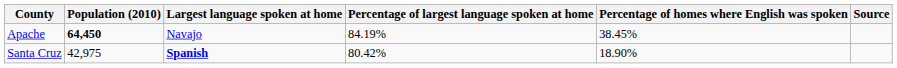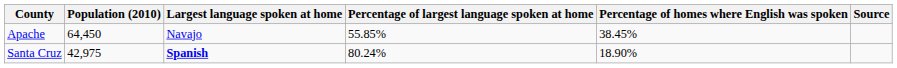(84, 33) bold -> (84, 33) normal
(367, 33) 84.19% -> (367, 33) 55.85%
(367, 53) 80.42% -> (367, 53) 80.24%
